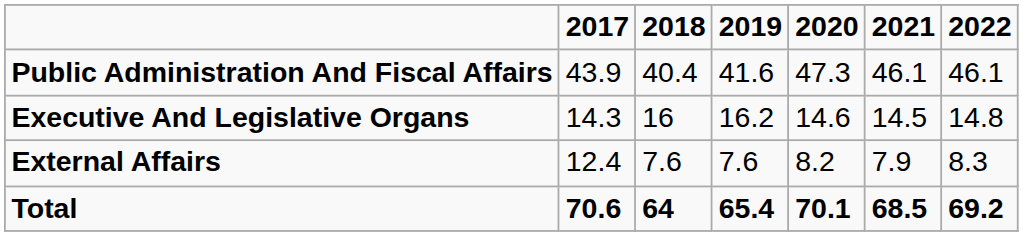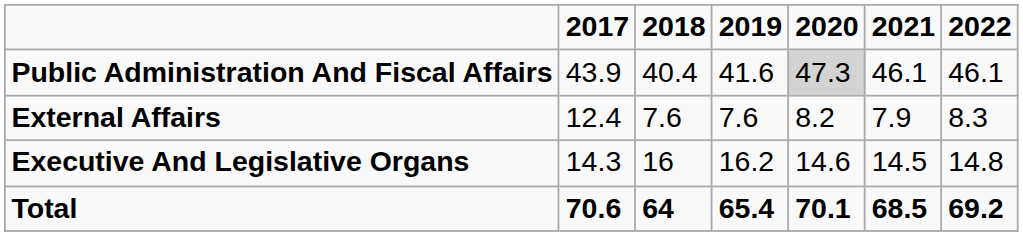(823, 72) no background -> (823, 72) lightgrey background
rows swapped: (240, 117) <-> (116, 162)
